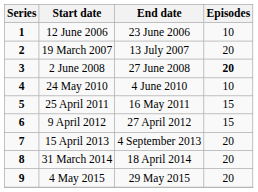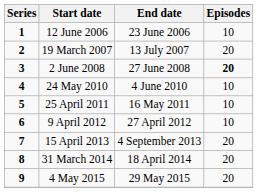(228, 104) 15 -> (228, 104) 10
(228, 123) 15 -> (228, 123) 10
